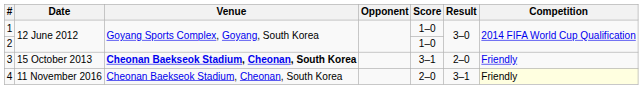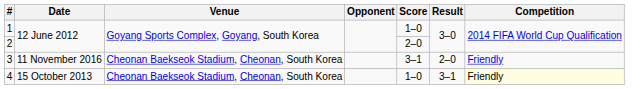(427, 44) 1–0 -> (413, 44) 2–0
(54, 60) 15 October 2013 -> (59, 60) 11 November 2016
(231, 60) bold -> (224, 60) normal
(59, 76) 11 November 2016 -> (54, 76) 15 October 2013
(427, 76) 2–0 -> (413, 76) 1–0
